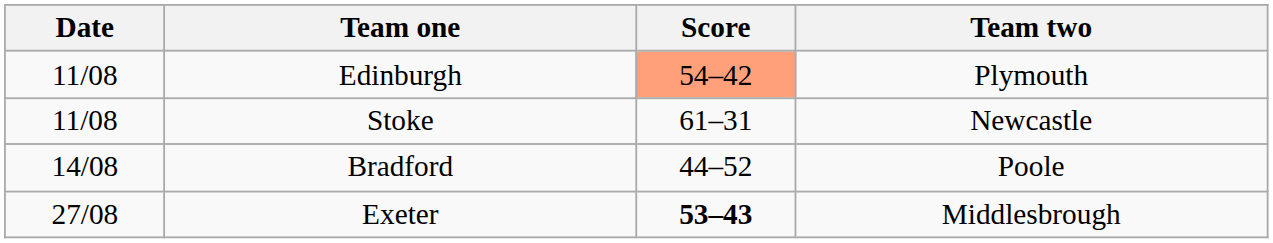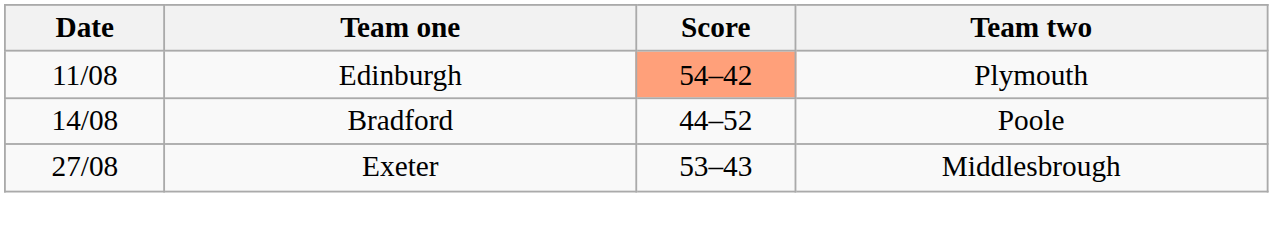- row: (400, 120)
(716, 213) bold -> (716, 167) normal
